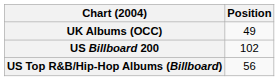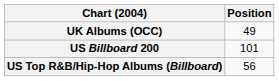(249, 48) 102 -> (249, 48) 101
